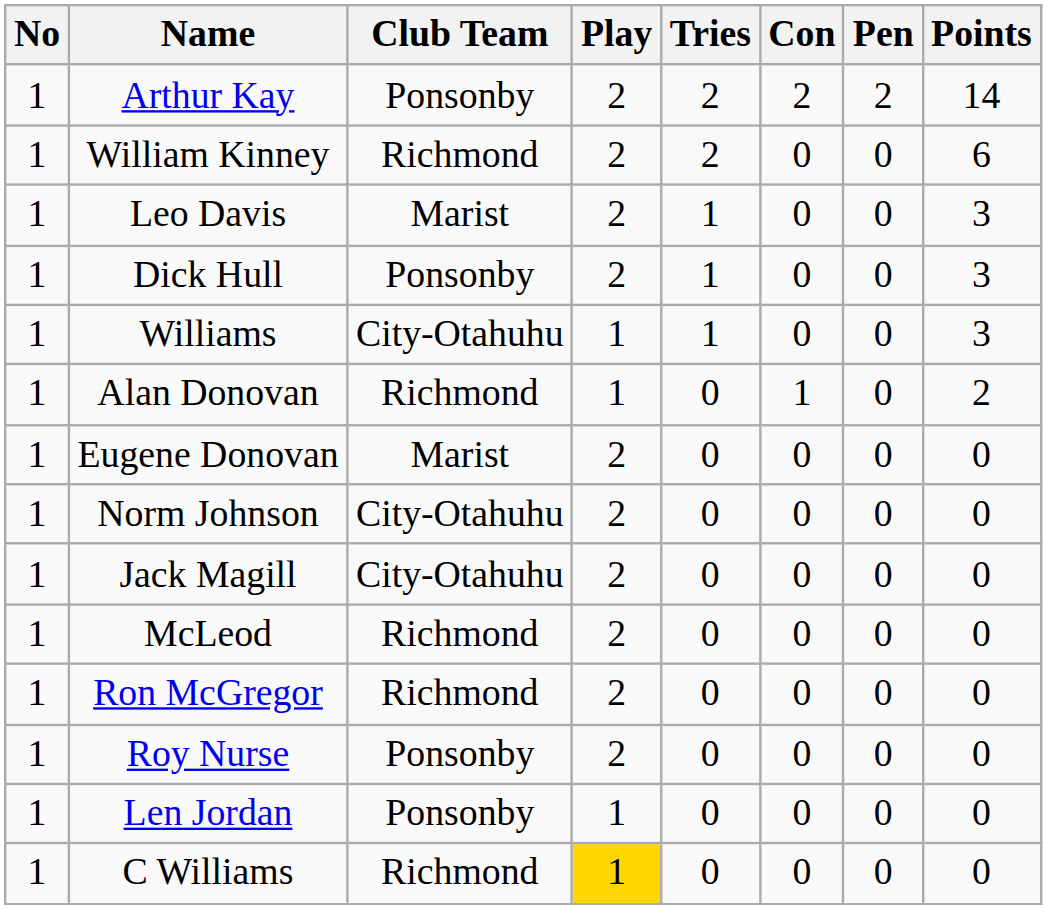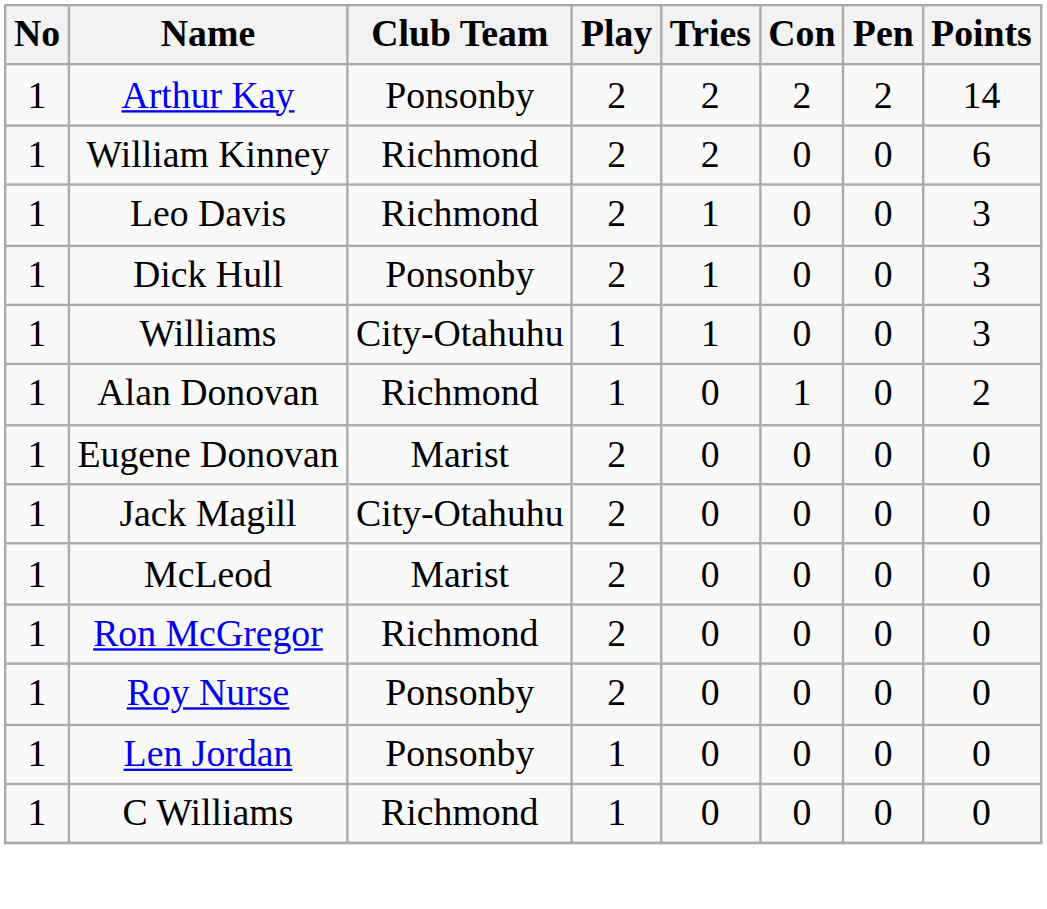(460, 214) Marist -> (460, 214) Richmond
- row: (208, 513)
(460, 633) Richmond -> (460, 573) Marist
(617, 872) gold background -> (617, 812) no background
